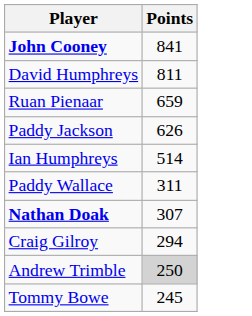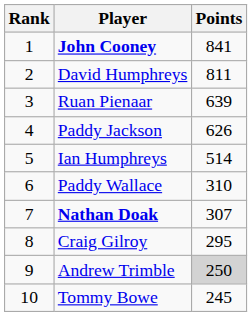+ column: (29, 18)
(170, 102) 659 -> (219, 102) 639
(170, 185) 311 -> (219, 185) 310
(170, 241) 294 -> (219, 241) 295
